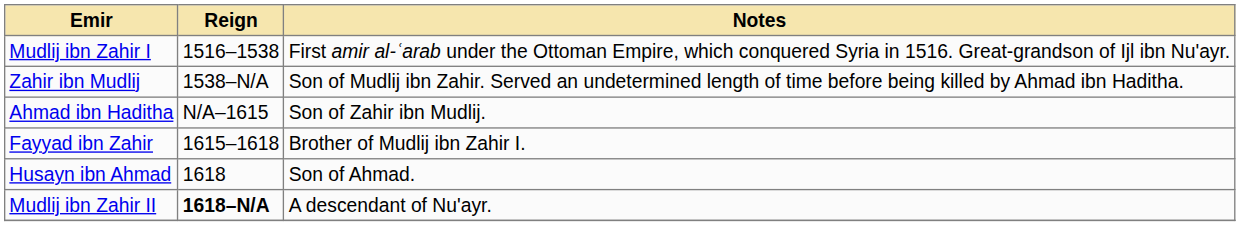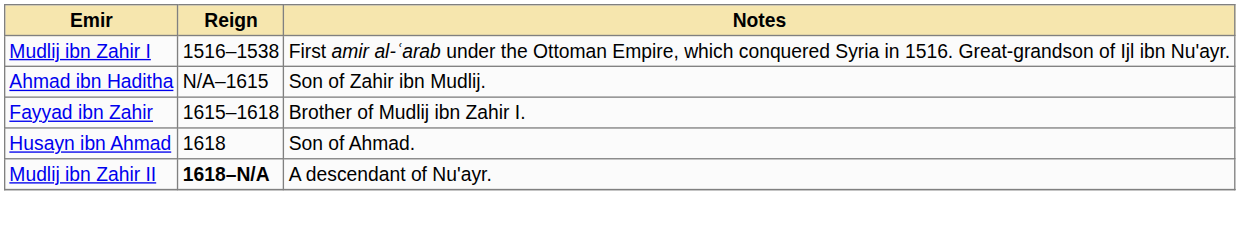- row: (75, 82)
